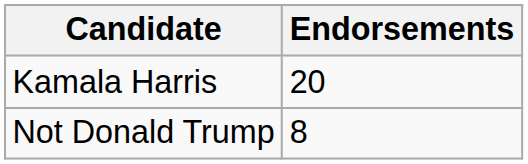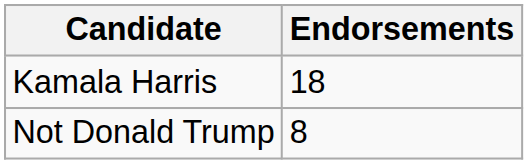(308, 81) 20 -> (308, 81) 18
